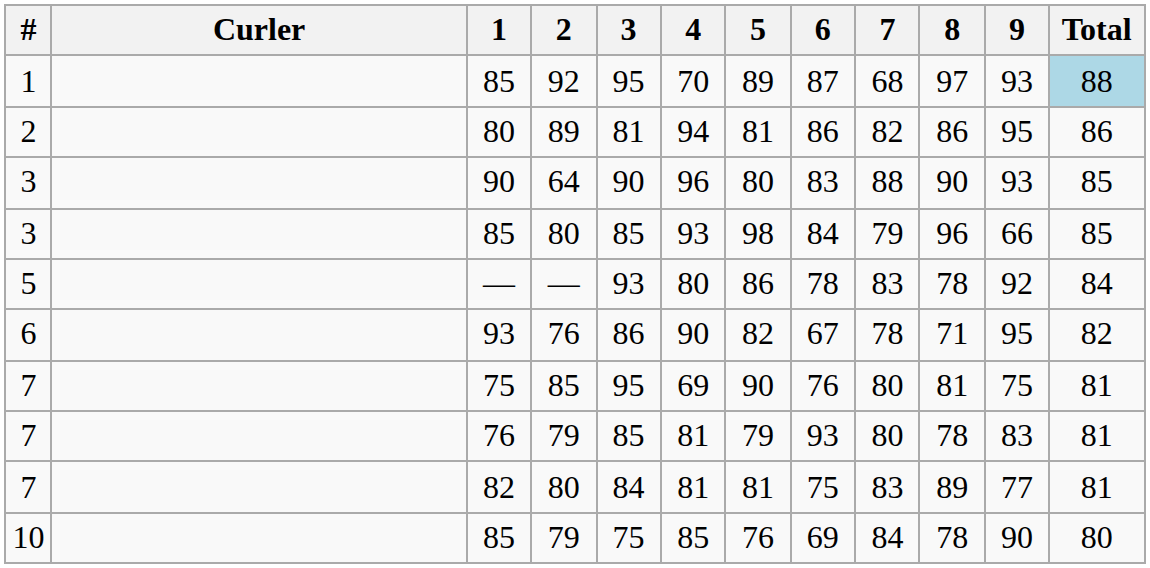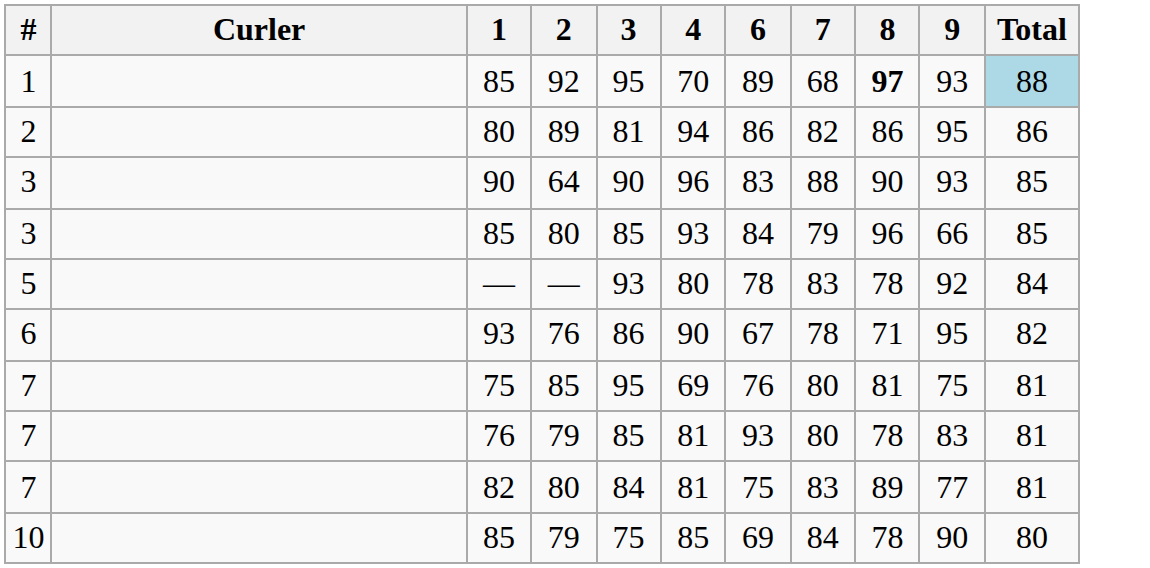- column: (758, 29)
(823, 80) 87 -> (758, 80) 89
(952, 80) normal -> (887, 80) bold
